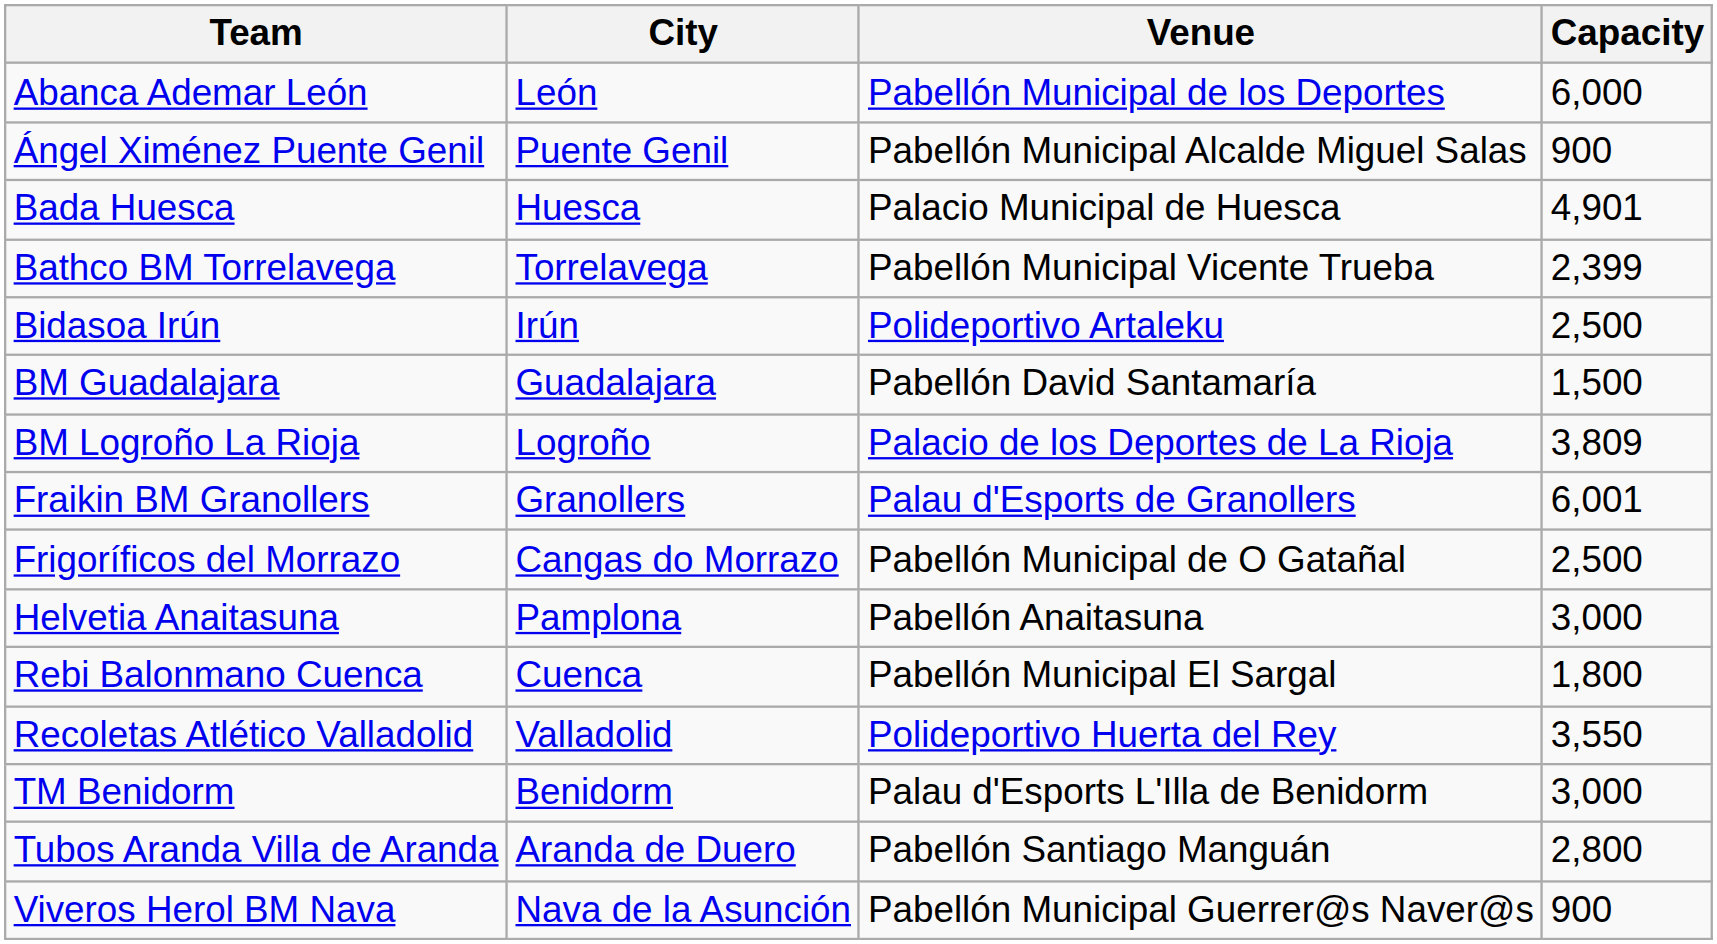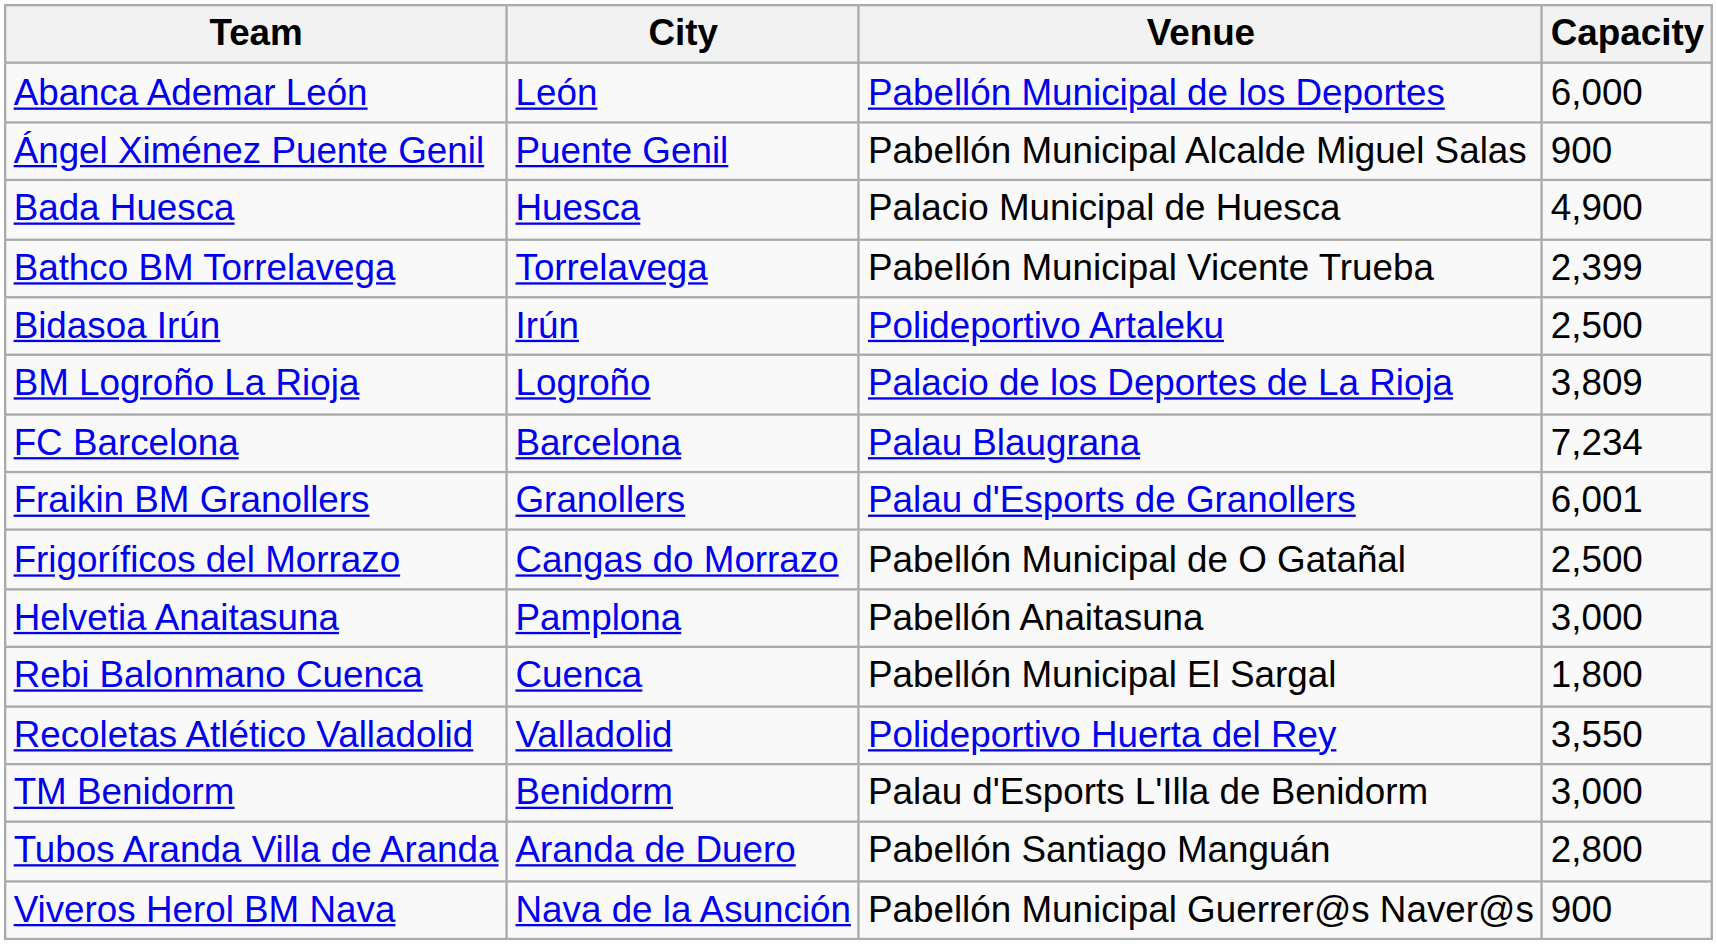(1597, 208) 4,901 -> (1597, 208) 4,900
- row: (147, 383)
+ row: (126, 442)
